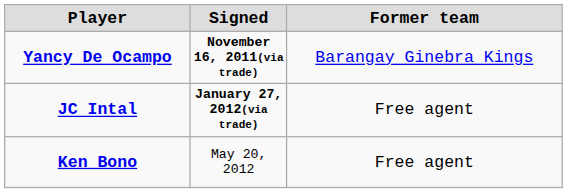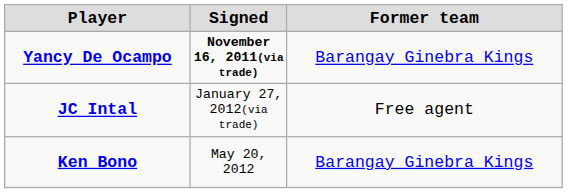(239, 110) bold -> (239, 110) normal
(424, 161) Free agent -> (424, 161) Barangay Ginebra Kings
